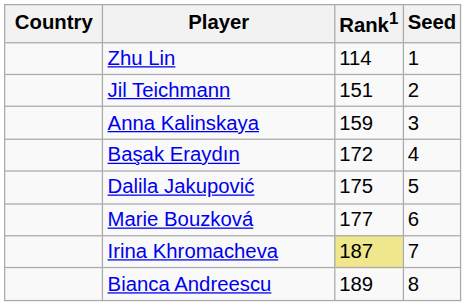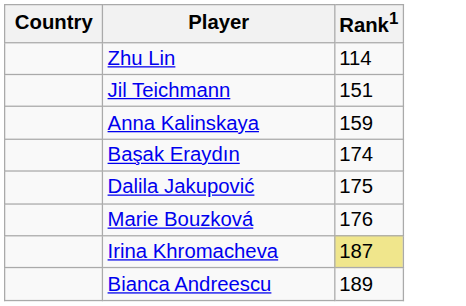- column: (432, 23)
(356, 155) 172 -> (356, 155) 174
(356, 219) 177 -> (356, 219) 176
